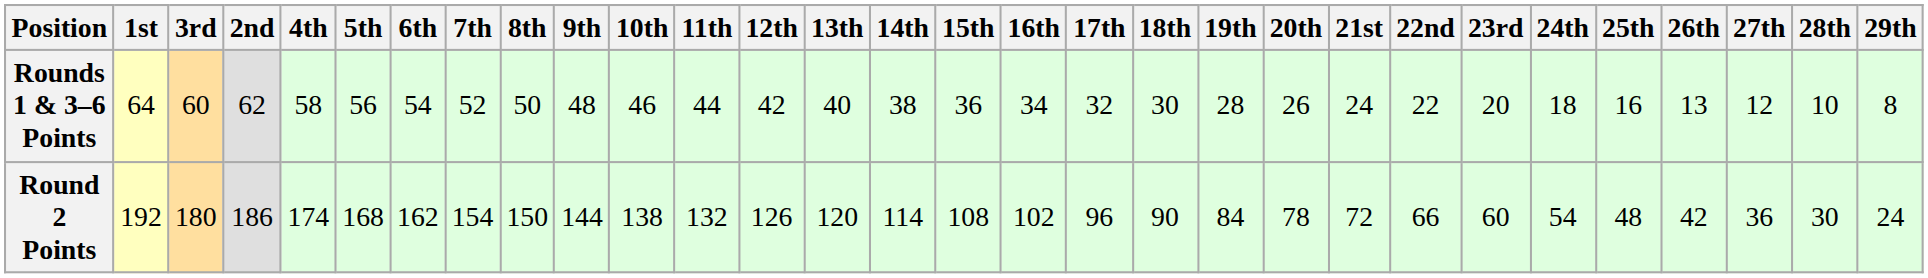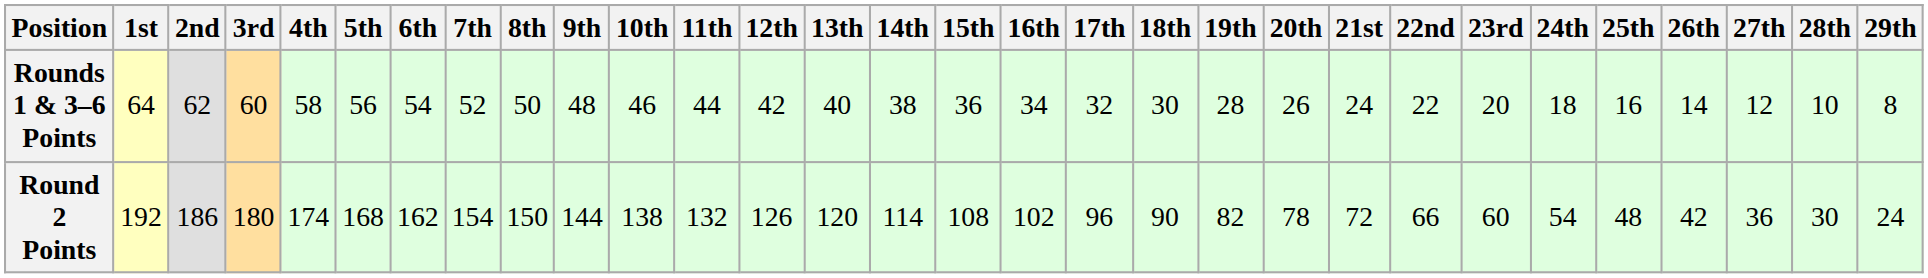columns swapped: (252, 26) <-> (196, 26)
(1694, 105) 13 -> (1694, 105) 14
(1230, 216) 84 -> (1230, 216) 82
